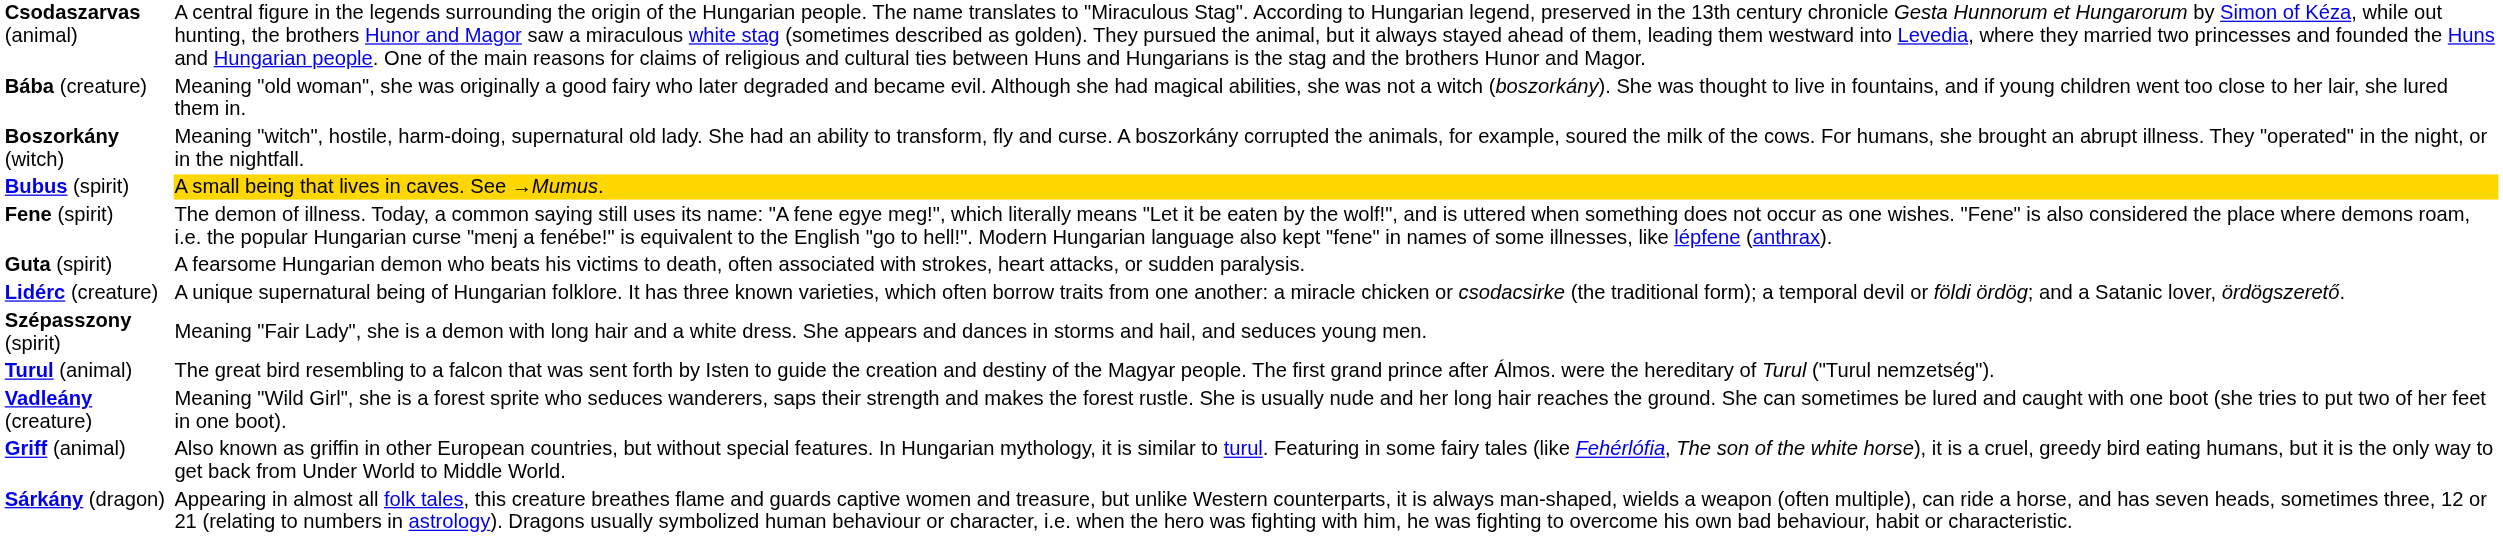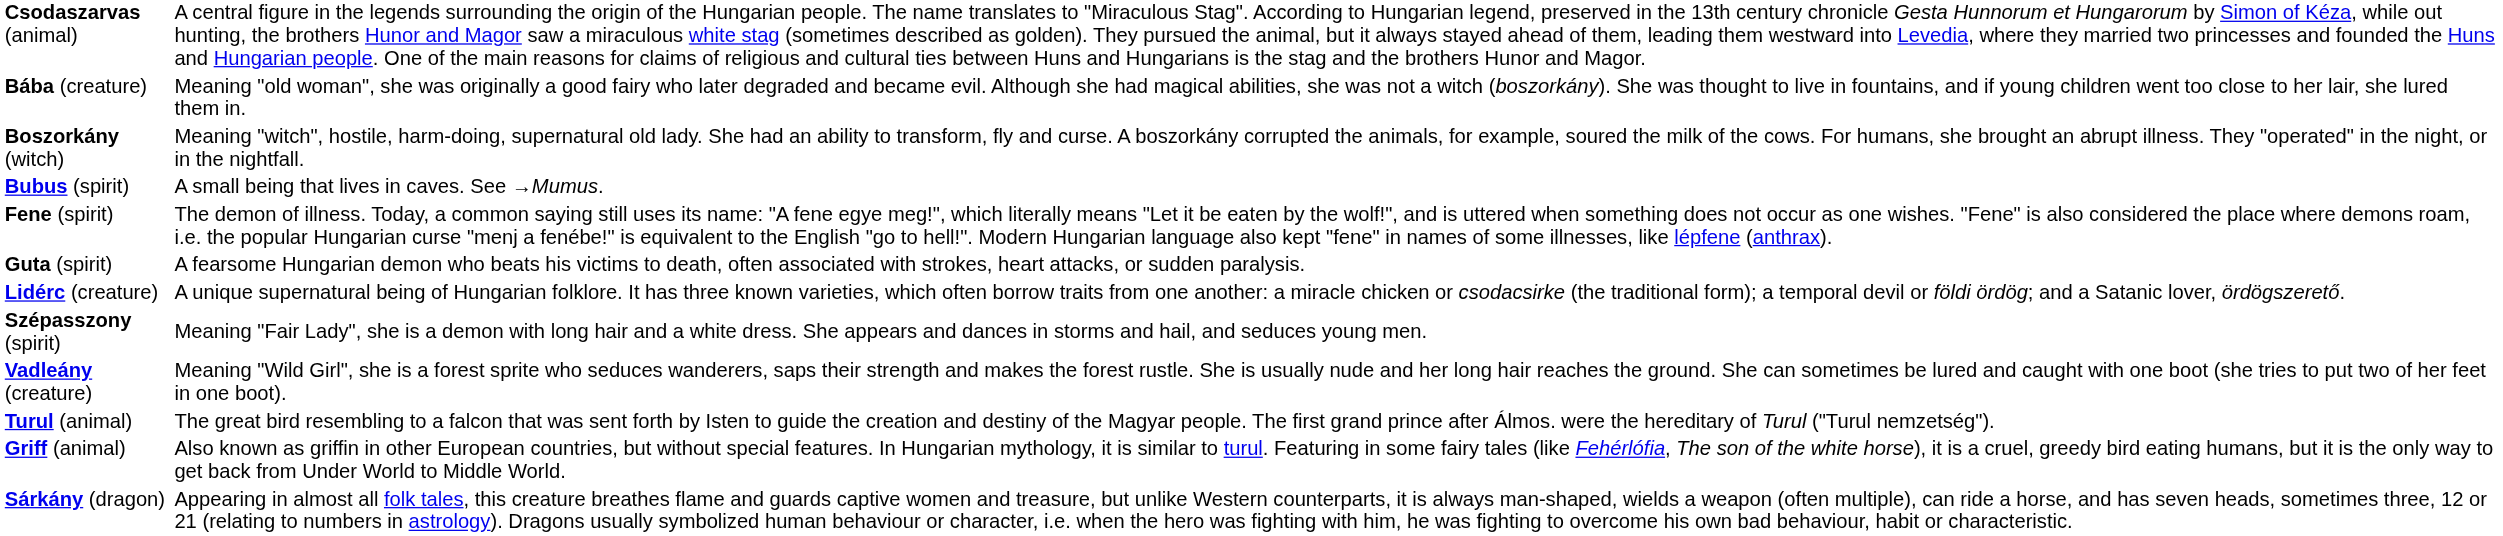(389, 186) gold background -> (389, 186) no background
rows swapped: (68, 370) <-> (48, 409)
